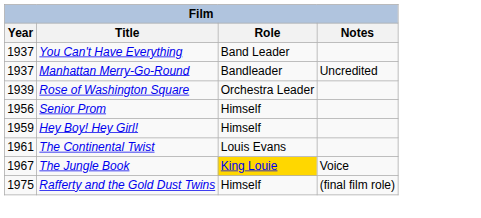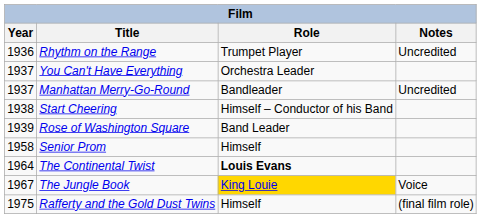+ row: (98, 52)
(255, 52) Band Leader -> (267, 71) Orchestra Leader
+ row: (78, 109)
(267, 90) Orchestra Leader -> (255, 128) Band Leader
(20, 109) 1956 -> (20, 147) 1958
- row: (89, 128)
(20, 147) 1961 -> (20, 166) 1964
(253, 147) normal -> (256, 166) bold
